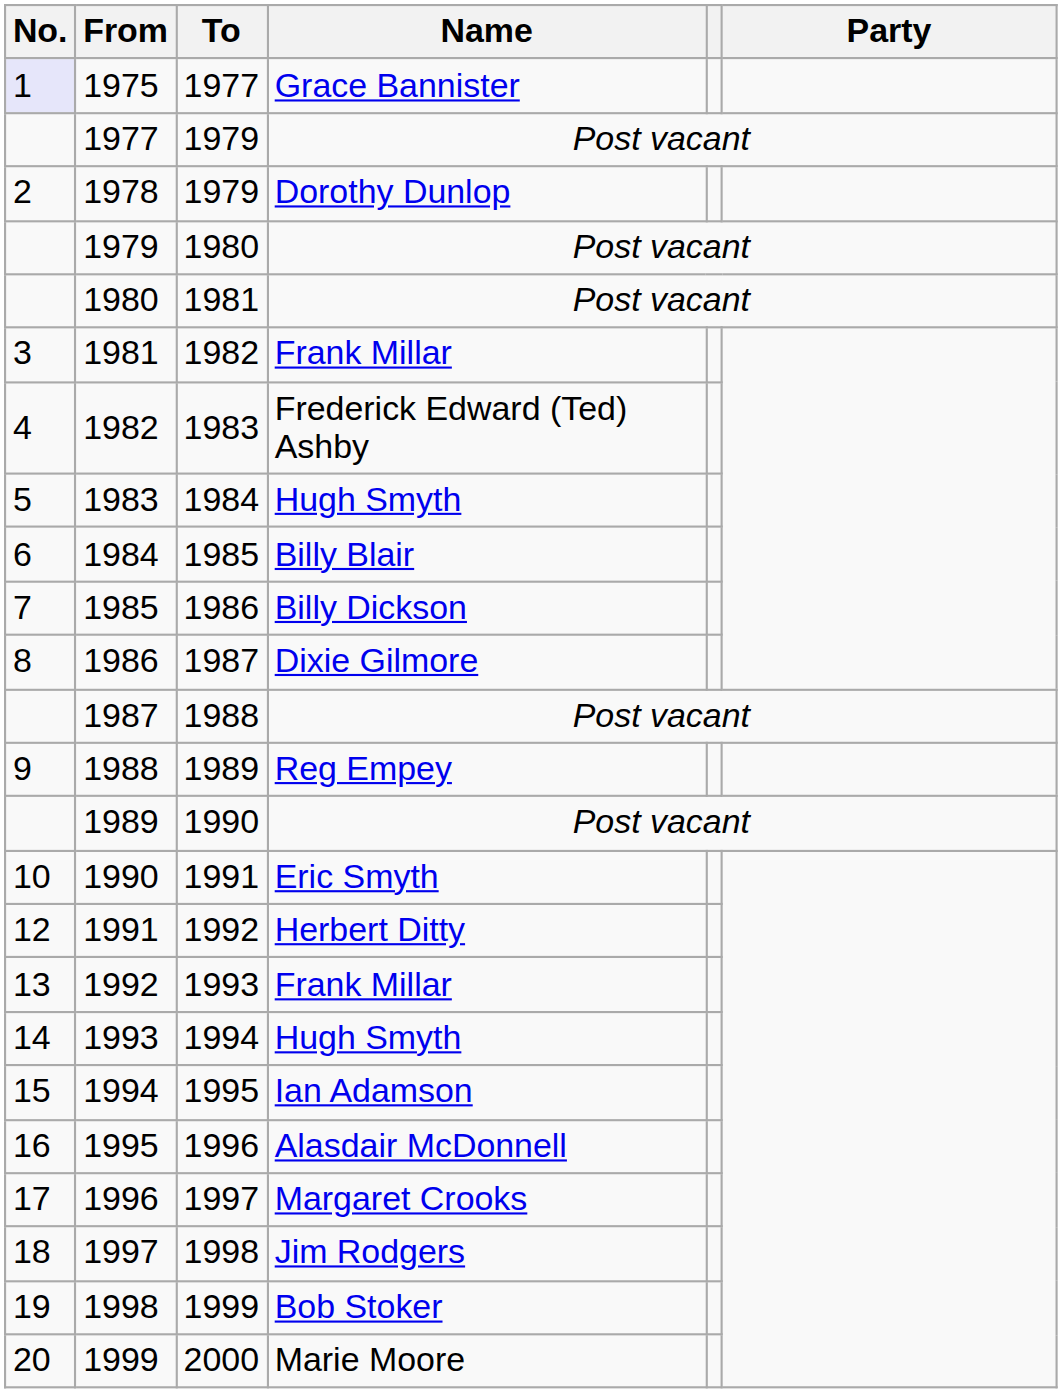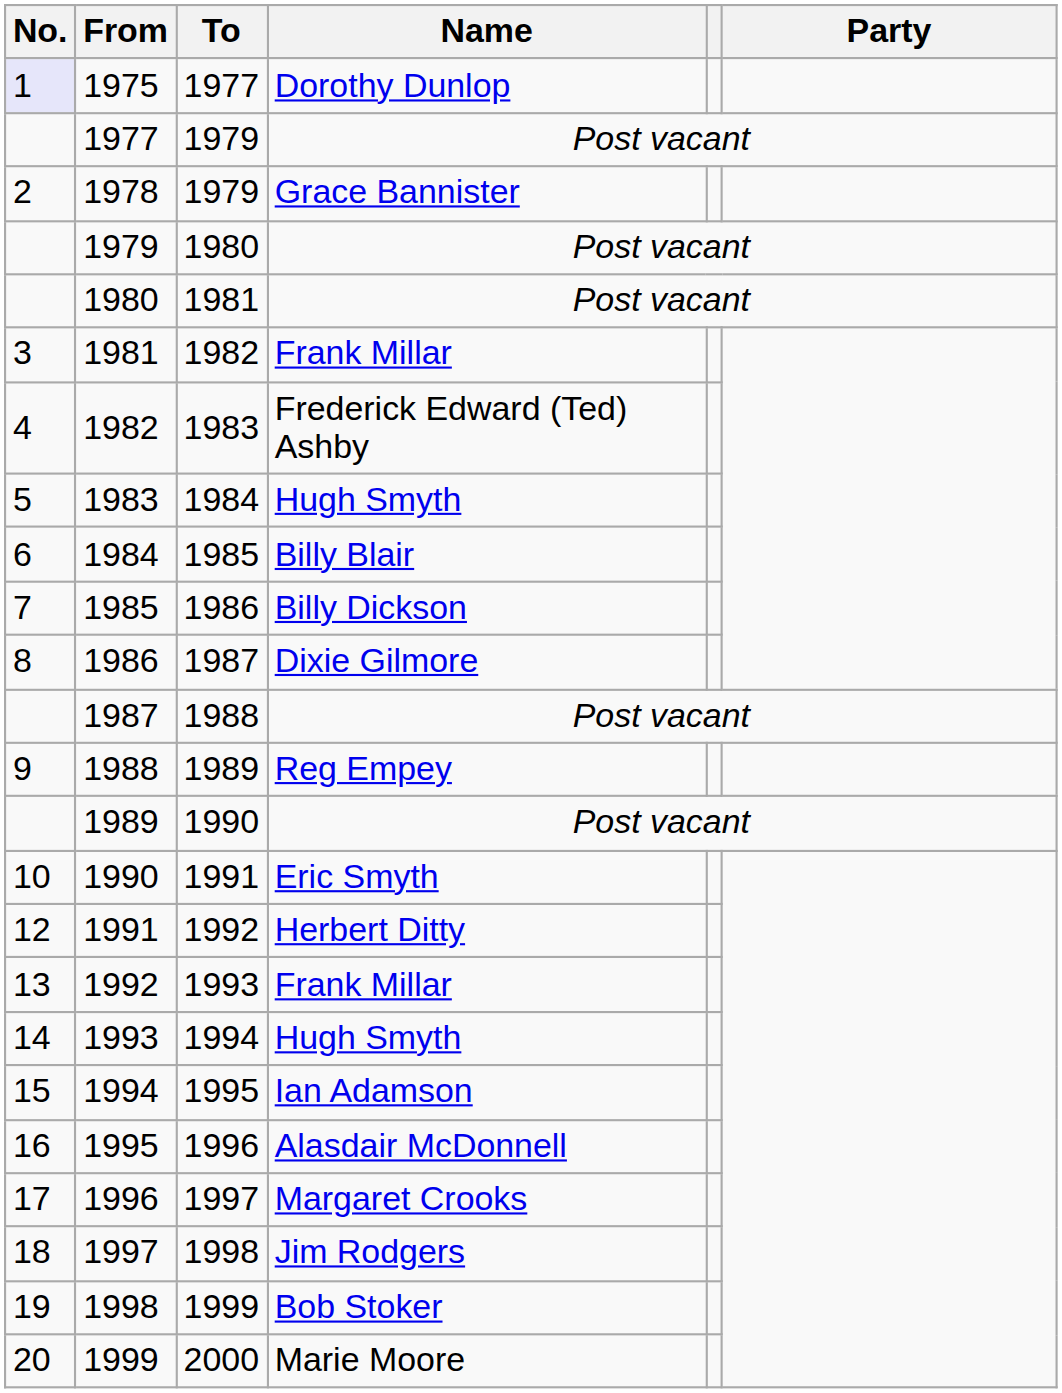(397, 85) Grace Bannister -> (393, 85) Dorothy Dunlop
(393, 192) Dorothy Dunlop -> (397, 192) Grace Bannister
